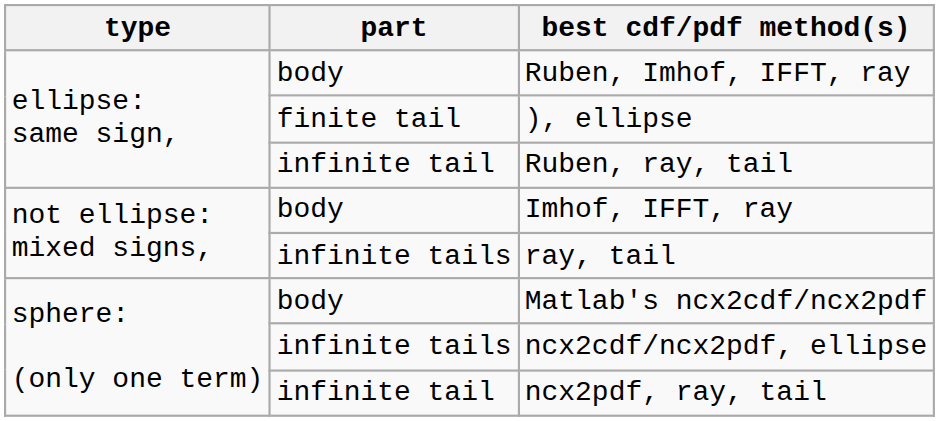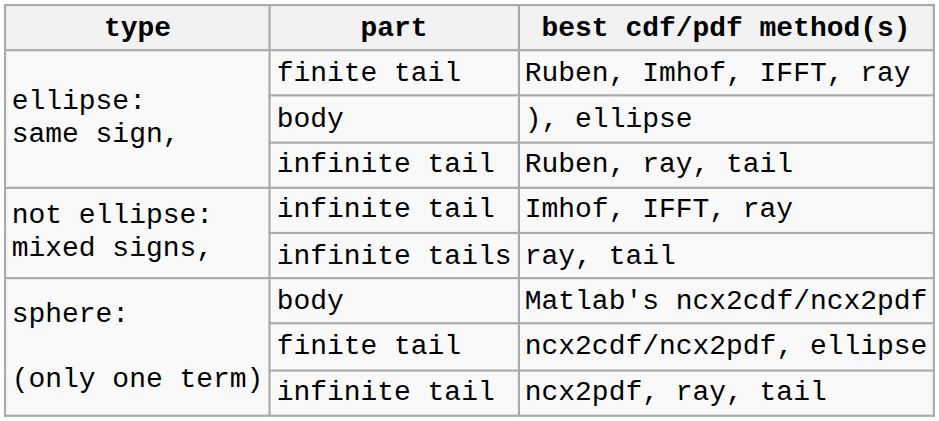(310, 73) body -> (369, 73) finite tail
(369, 119) finite tail -> (310, 119) body
(310, 210) body -> (386, 210) infinite tail
(394, 347) infinite tails -> (369, 347) finite tail
